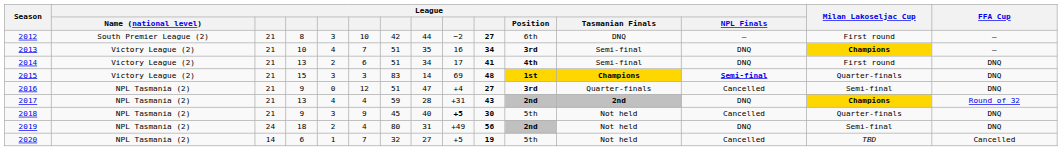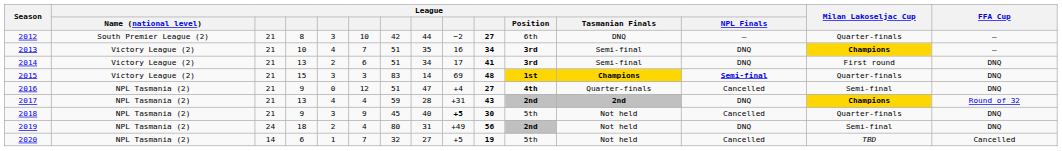(869, 37) First round -> (869, 37) Quarter-finals
(531, 62) 4th -> (531, 62) 3rd
(531, 88) 3rd -> (531, 88) 4th
